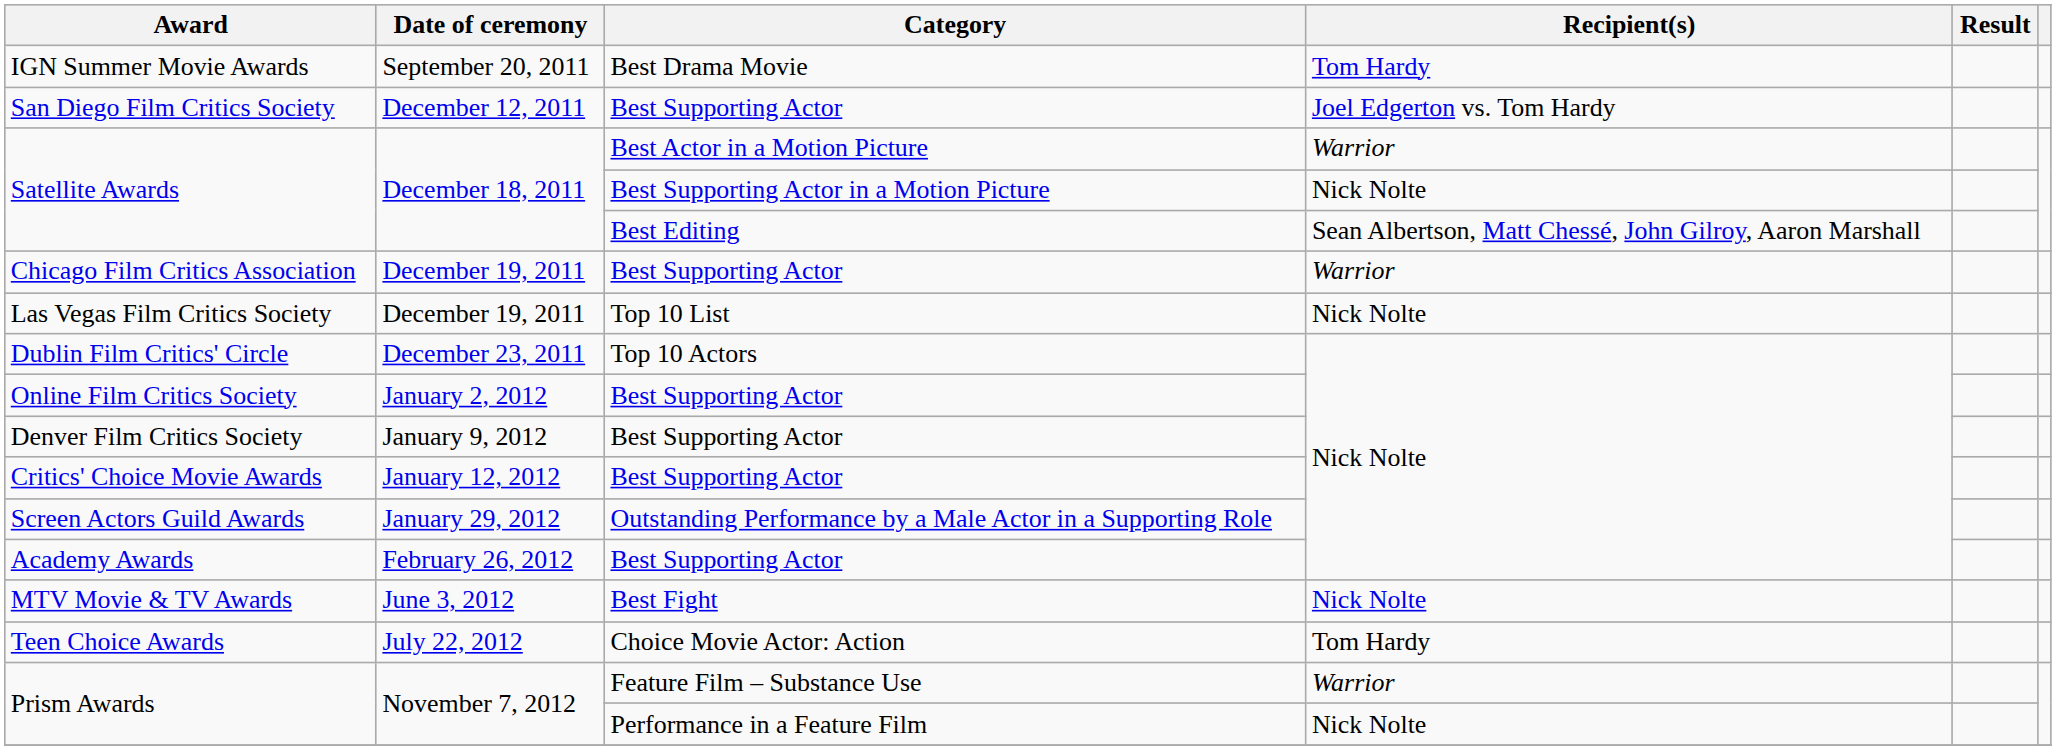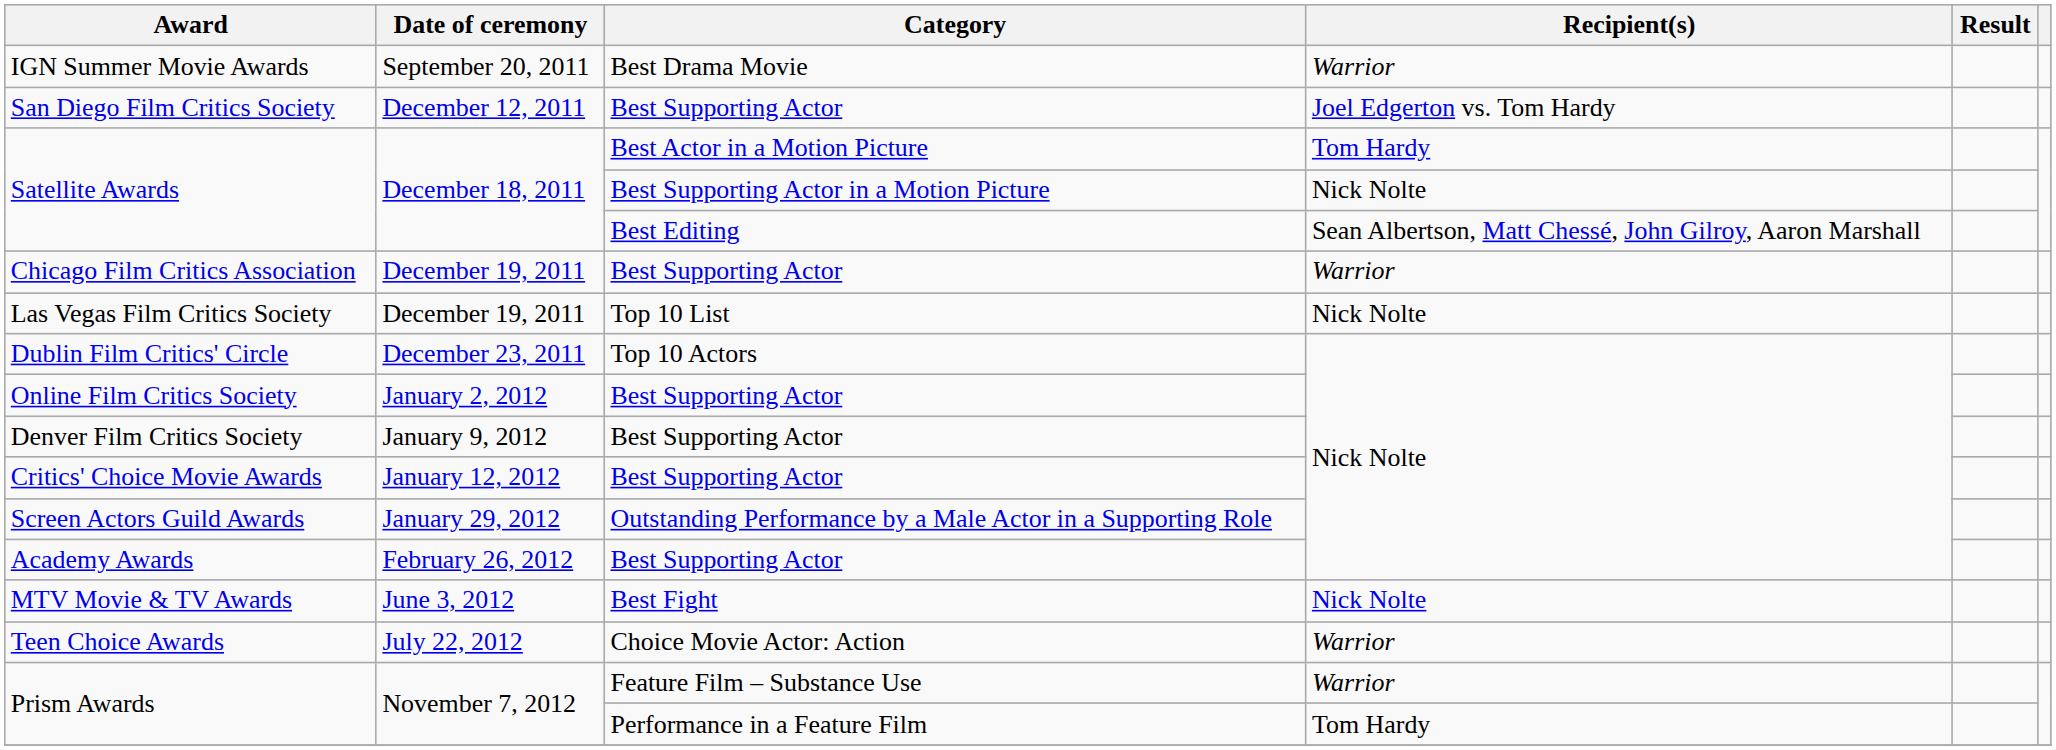(1371, 66) Tom Hardy -> (1353, 66) Warrior
(1353, 148) Warrior -> (1371, 148) Tom Hardy
(1371, 641) Tom Hardy -> (1353, 641) Warrior
(1369, 723) Nick Nolte -> (1371, 723) Tom Hardy
